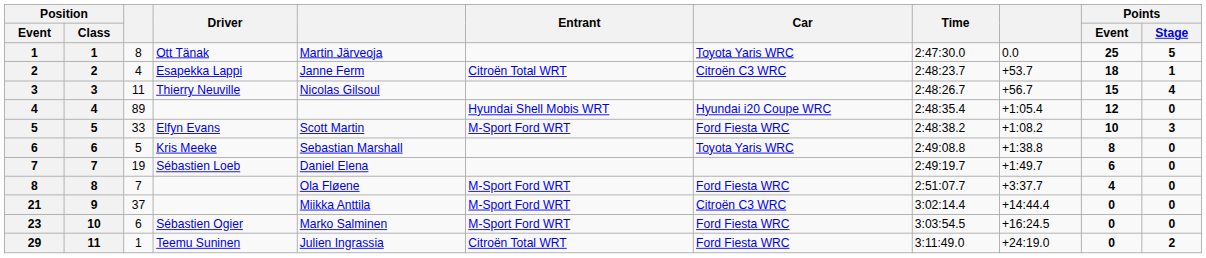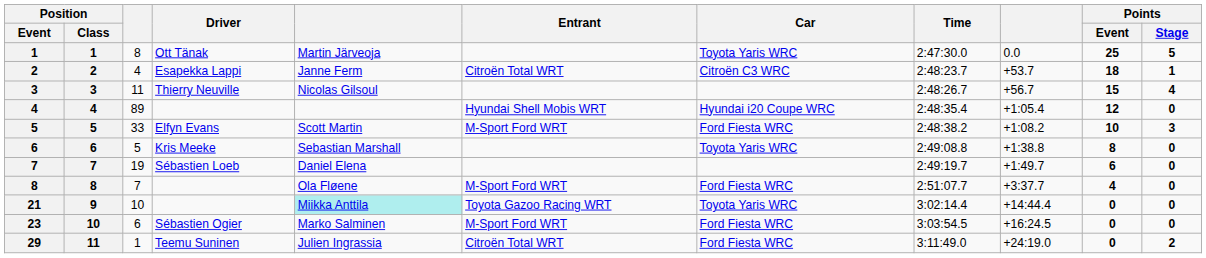(138, 204) 37 -> (137, 204) 10
(335, 204) no background -> (333, 204) paleturquoise background
(519, 204) M-Sport Ford WRT -> (538, 204) Toyota Gazoo Racing WRT
(741, 204) Citroën C3 WRC -> (748, 204) Toyota Yaris WRC
